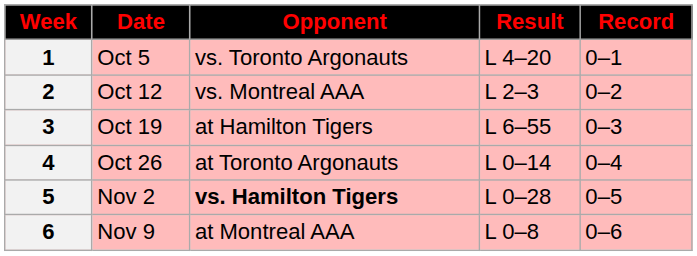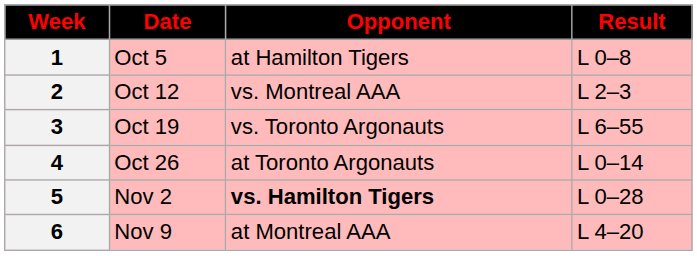- column: (636, 22)
(301, 57) vs. Toronto Argonauts -> (320, 57) at Hamilton Tigers
(518, 57) L 4–20 -> (604, 57) L 0–8
(284, 127) at Hamilton Tigers -> (337, 127) vs. Toronto Argonauts
(512, 232) L 0–8 -> (610, 232) L 4–20
